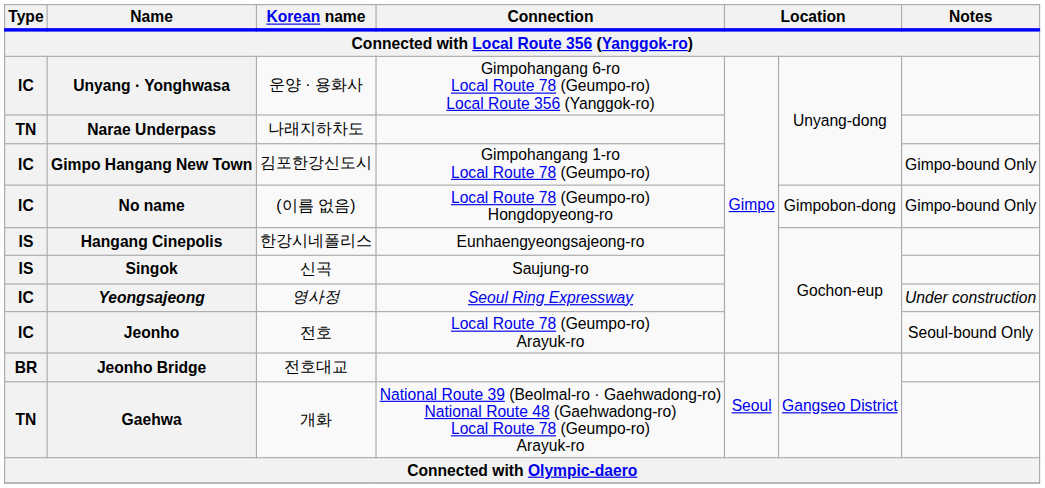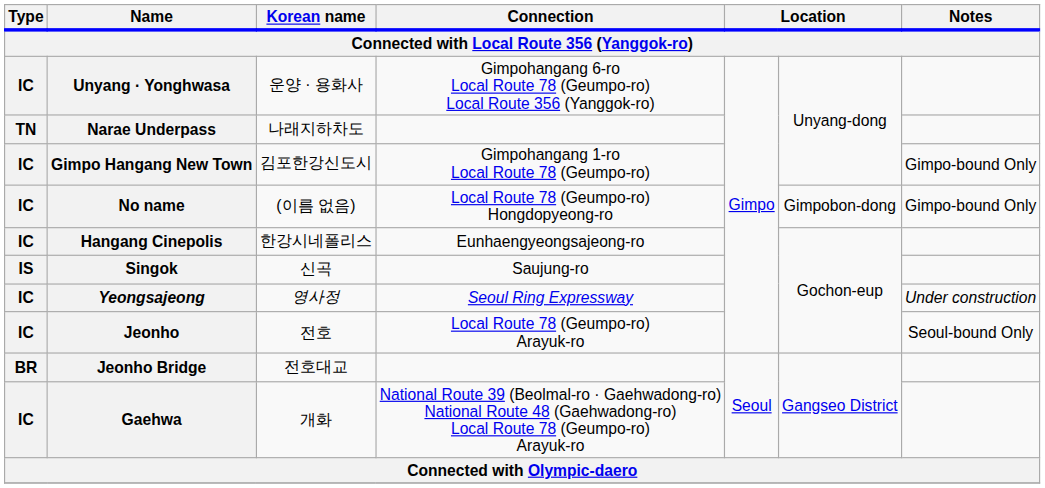(26, 241) IS -> (26, 241) IC
(26, 419) TN -> (26, 419) IC
